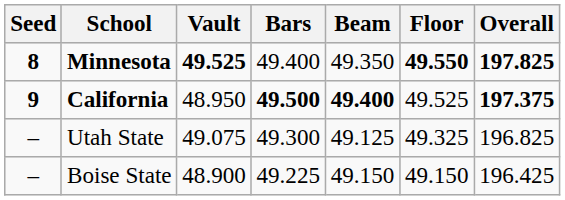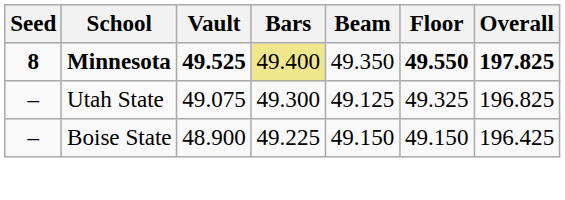(288, 61) no background -> (288, 61) khaki background
- row: (118, 99)
